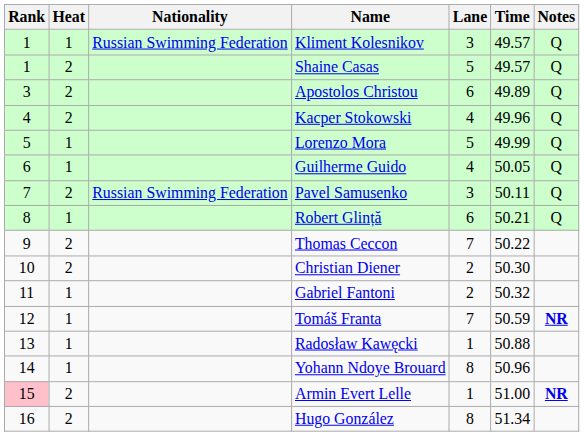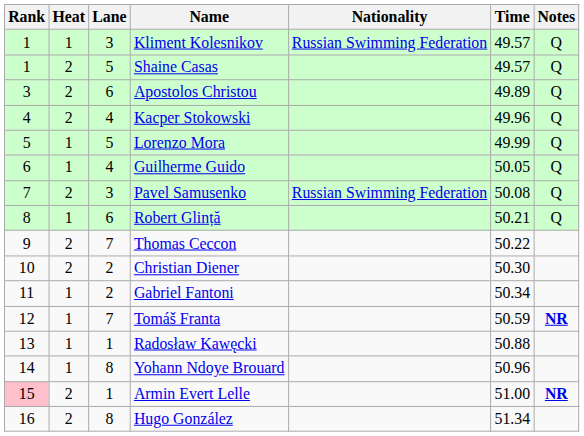columns swapped: (470, 17) <-> (190, 17)
(512, 192) 50.11 -> (512, 192) 50.08
(512, 293) 50.32 -> (512, 293) 50.34
